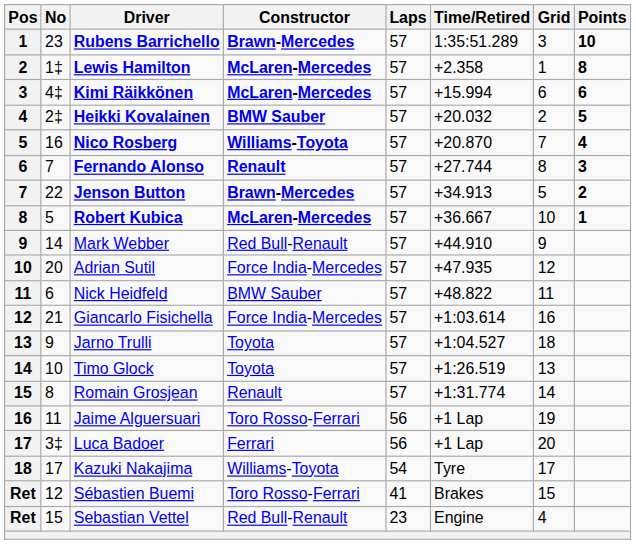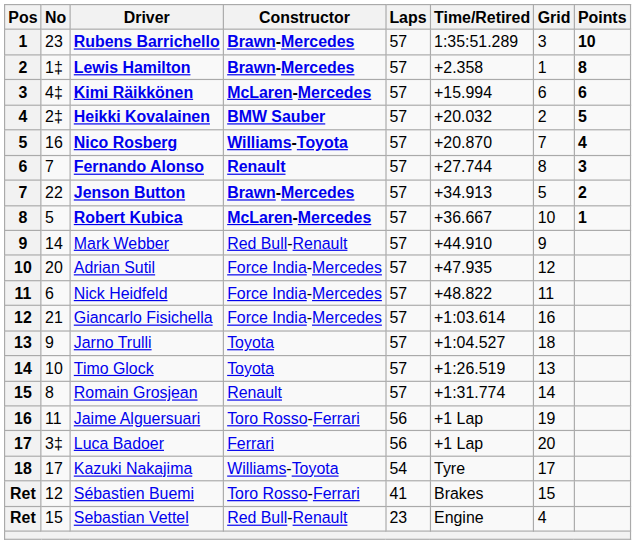(299, 67) McLaren-Mercedes -> (291, 67) Brawn-Mercedes
(274, 293) BMW Sauber -> (305, 293) Force India-Mercedes
